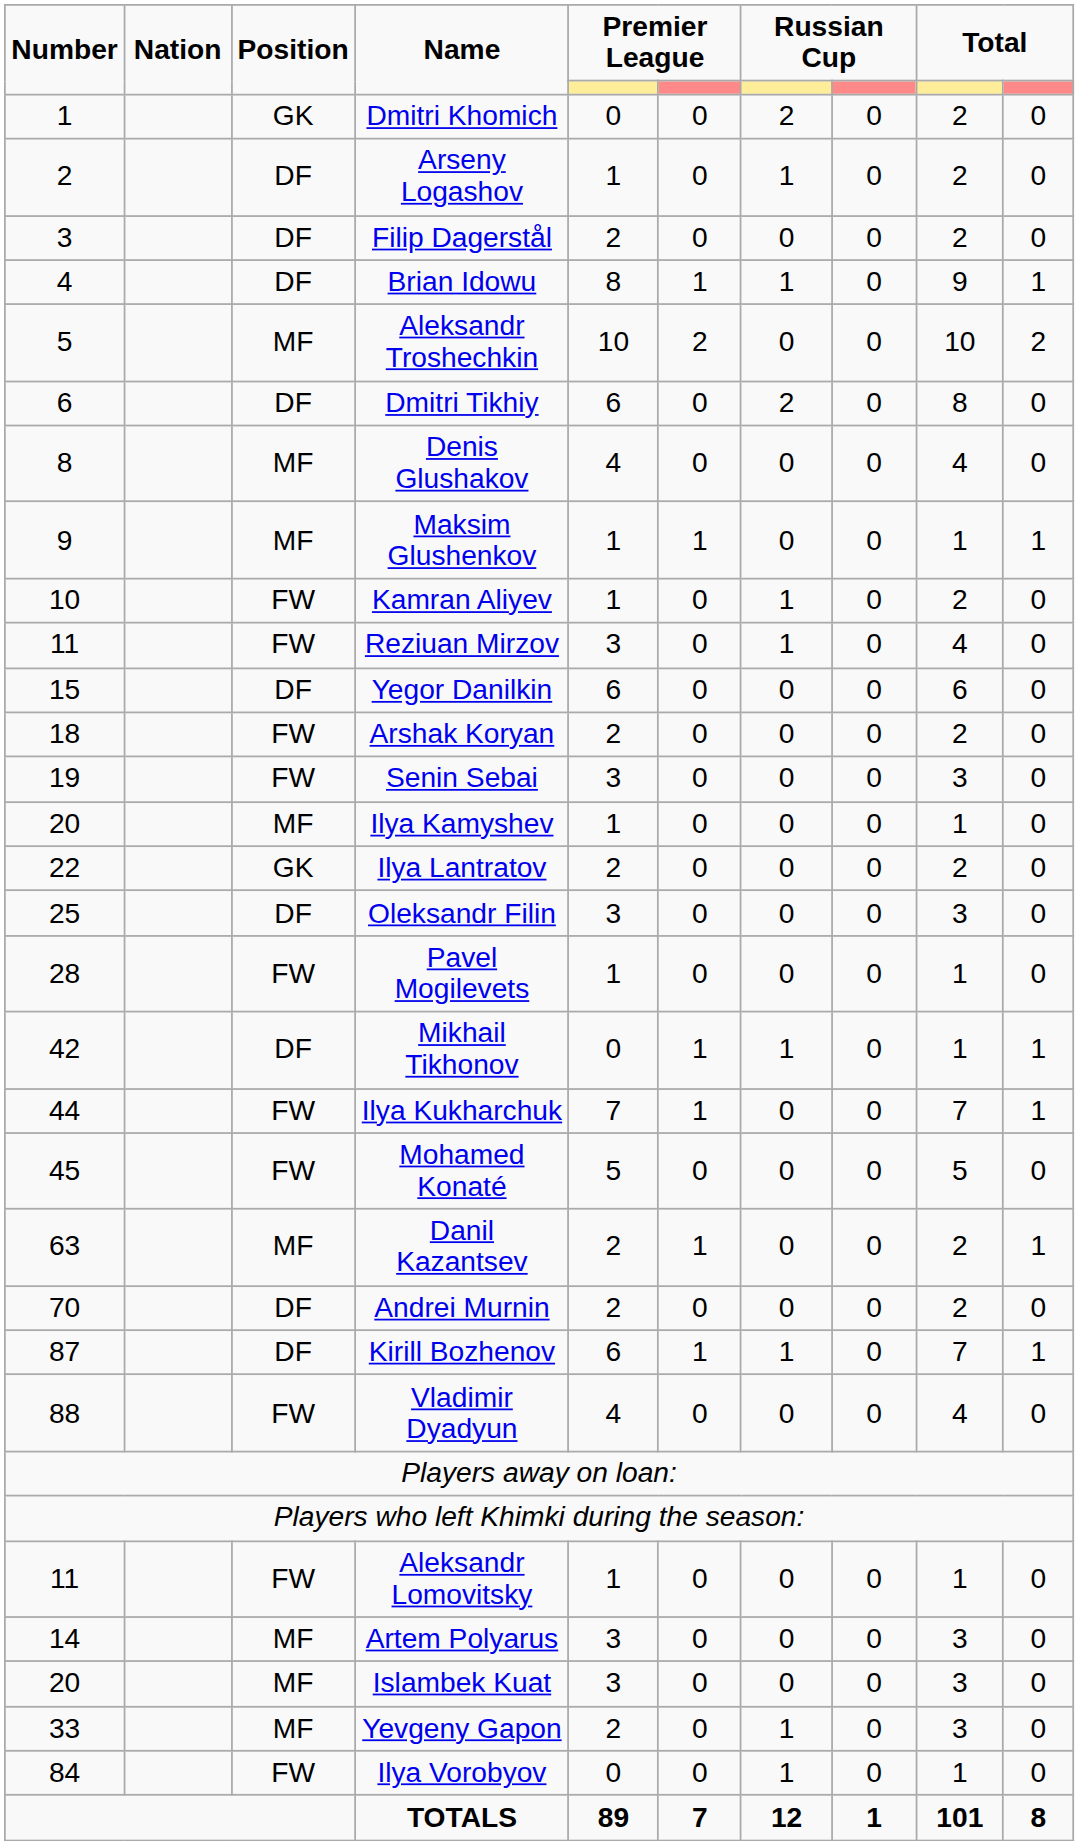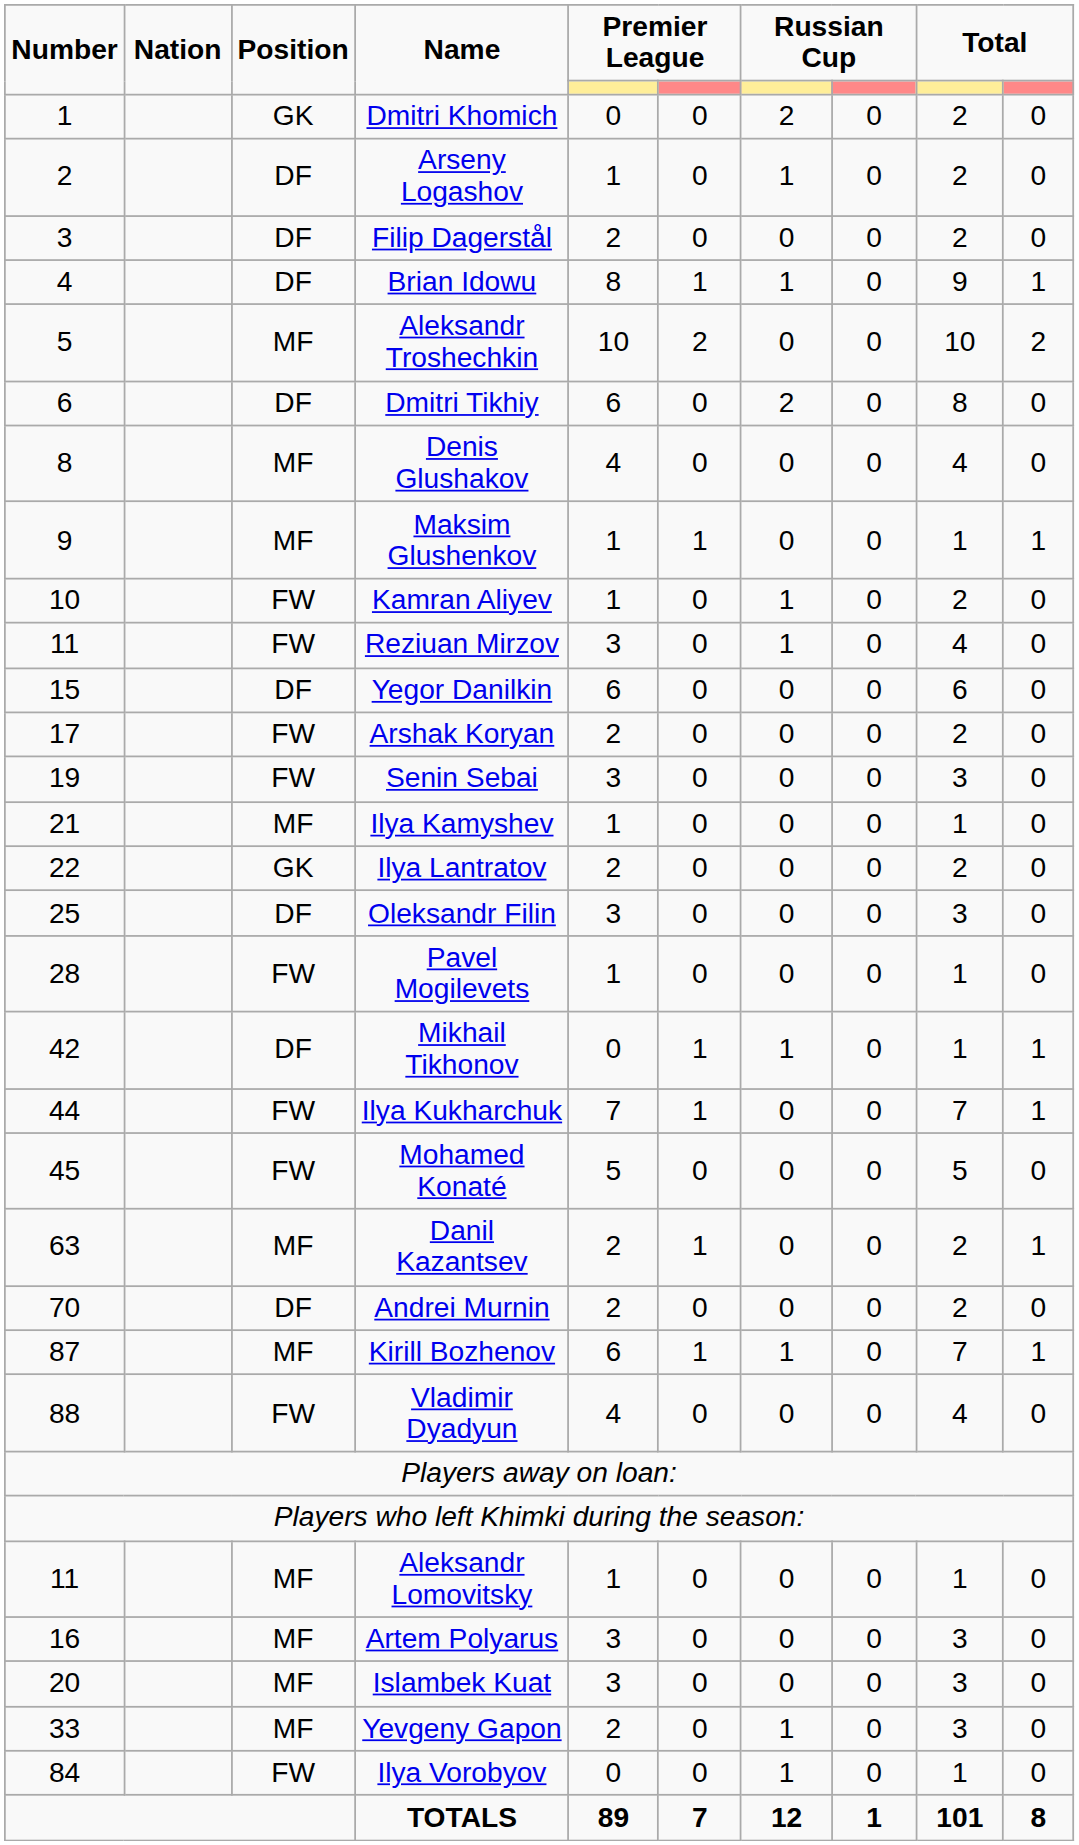(65, 734) 18 -> (65, 734) 17
(65, 823) 20 -> (65, 823) 21
(293, 1352) DF -> (293, 1352) MF
(293, 1578) FW -> (293, 1578) MF
(65, 1638) 14 -> (65, 1638) 16
